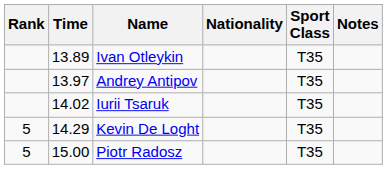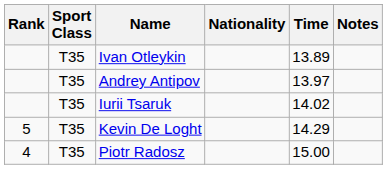columns swapped: (310, 24) <-> (70, 24)
(26, 152) 5 -> (26, 152) 4
